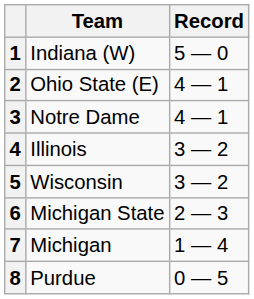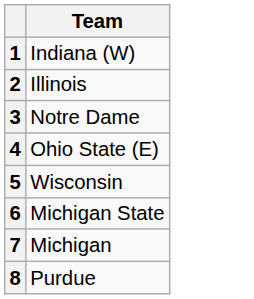- column: (209, 21)
(95, 85) Ohio State (E) -> (58, 85) Illinois
(58, 149) Illinois -> (95, 149) Ohio State (E)
